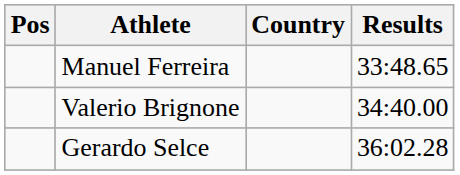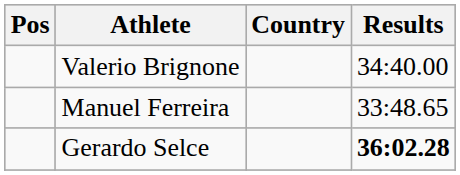rows swapped: (145, 66) <-> (151, 107)
(403, 148) normal -> (403, 148) bold
